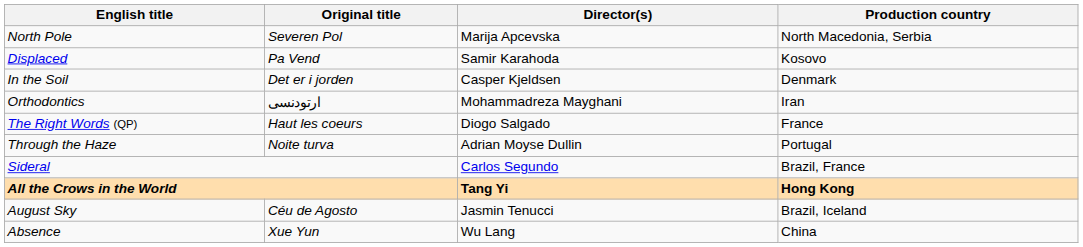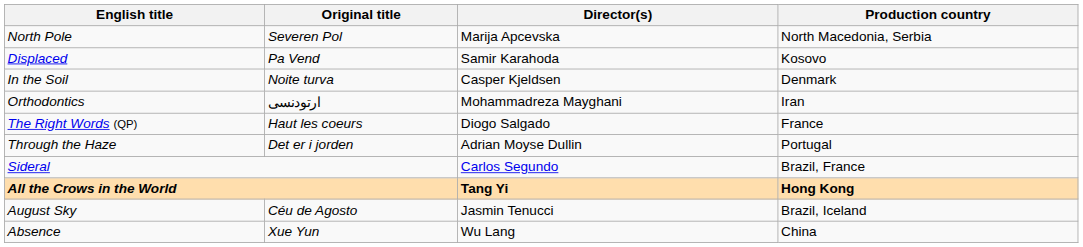(311, 79) Det er i jorden -> (301, 79) Noite turva
(301, 145) Noite turva -> (311, 145) Det er i jorden
